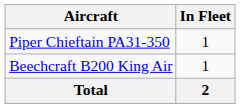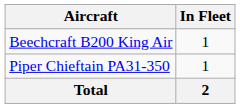rows swapped: (89, 41) <-> (91, 66)
